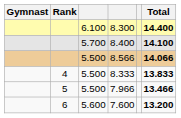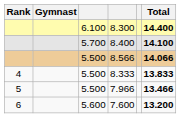columns swapped: (65, 12) <-> (27, 12)
